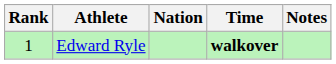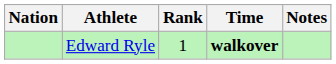columns swapped: (28, 18) <-> (178, 18)
